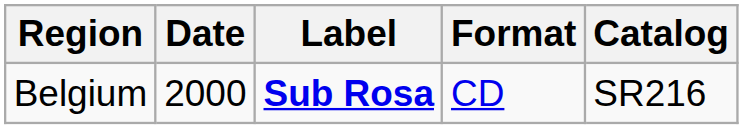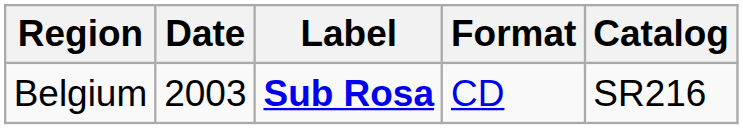(205, 92) 2000 -> (205, 92) 2003
